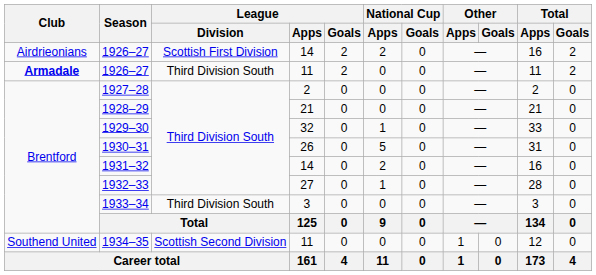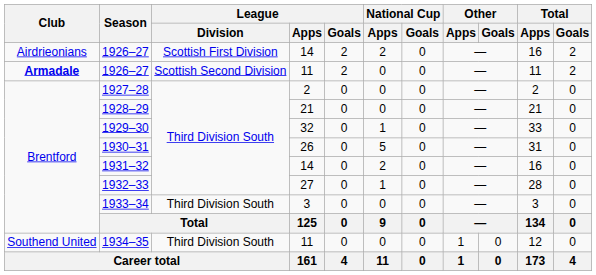(220, 71) Third Division South -> (220, 71) Scottish Second Division
(220, 242) Scottish Second Division -> (220, 242) Third Division South
